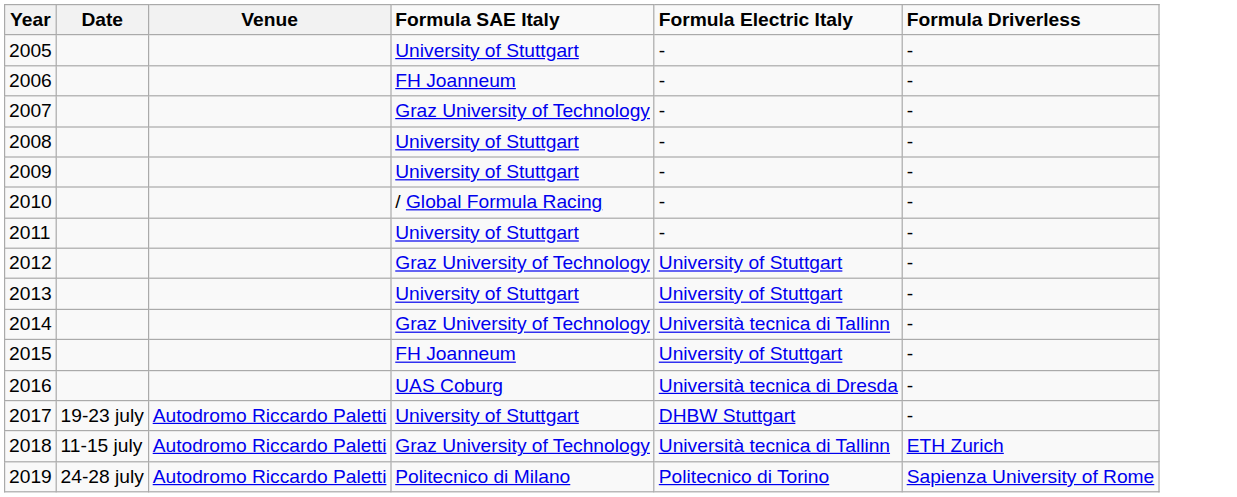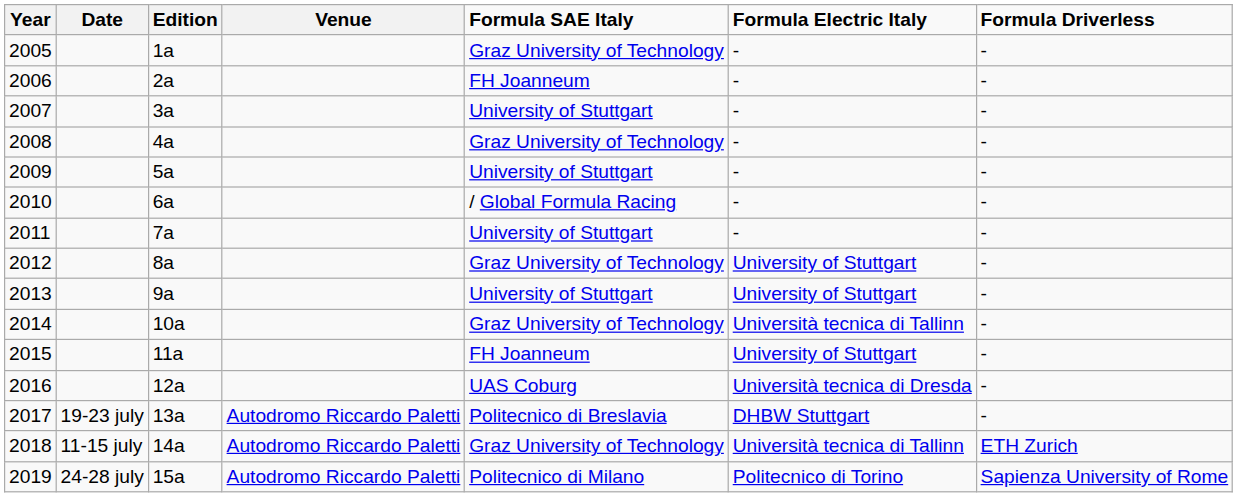+ column: (185, 19)
(487, 50) University of Stuttgart -> (597, 50) Graz University of Technology
(523, 111) Graz University of Technology -> (561, 111) University of Stuttgart
(487, 141) University of Stuttgart -> (597, 141) Graz University of Technology
(487, 415) University of Stuttgart -> (568, 415) Politecnico di Breslavia
